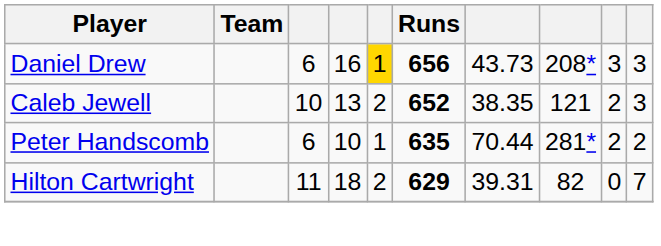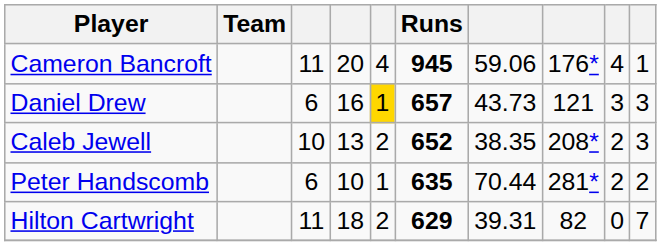+ row: (111, 63)
(429, 63) 656 -> (432, 102) 657
(571, 63) 208* -> (573, 102) 121
(571, 102) 121 -> (573, 142) 208*
